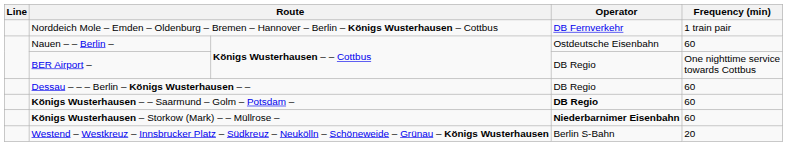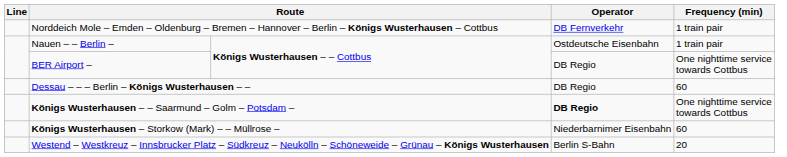(690, 43) 60 -> (699, 43) 1 train pair
(690, 102) 60 -> (724, 107) One nighttime service towards Cottbus
(617, 117) bold -> (612, 129) normal
